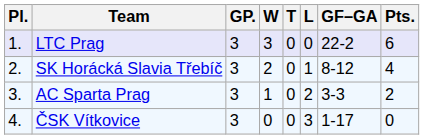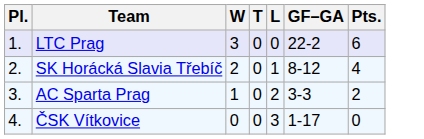- column: (243, 17)
